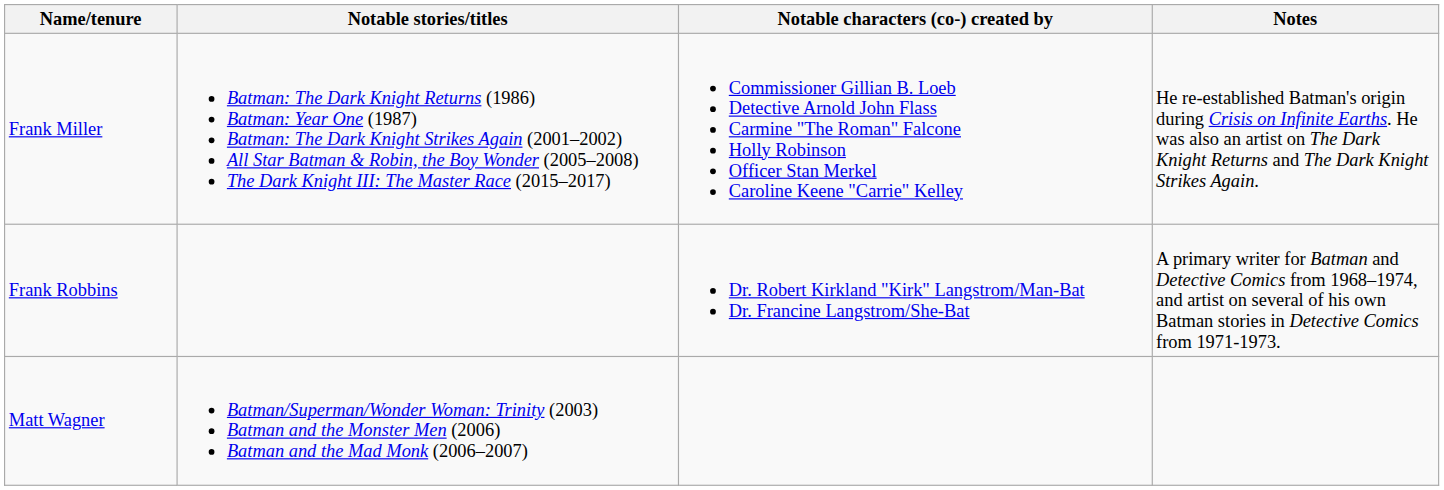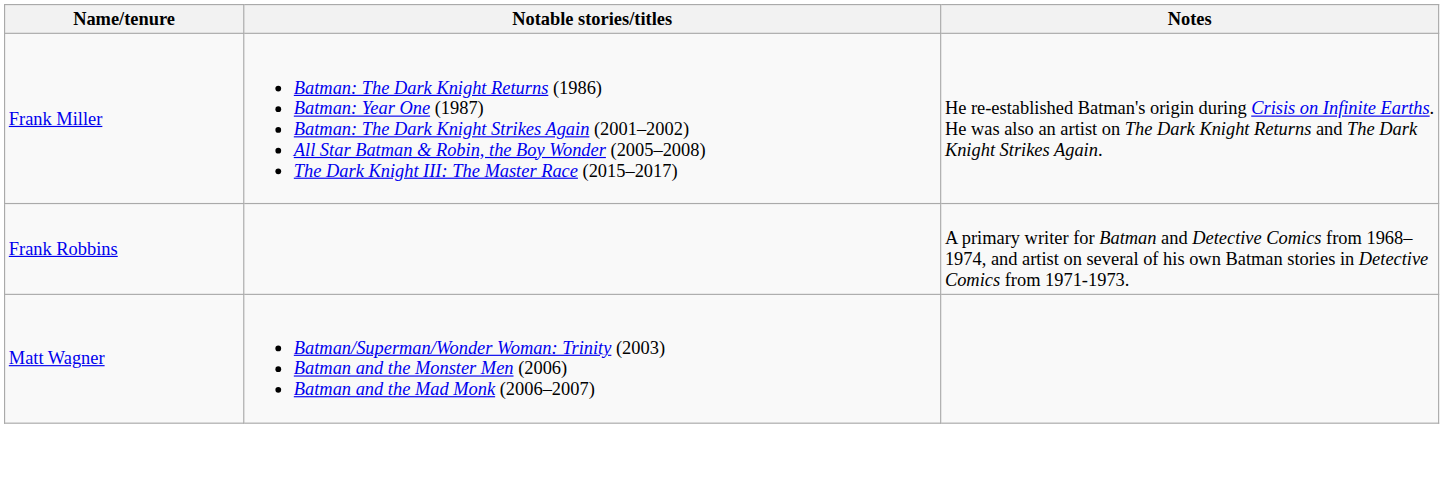- column: (915, 19)
